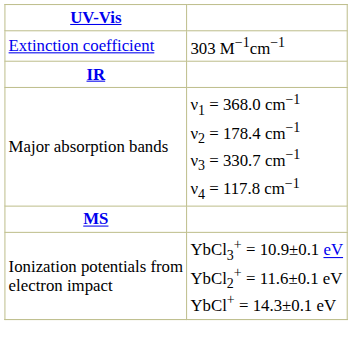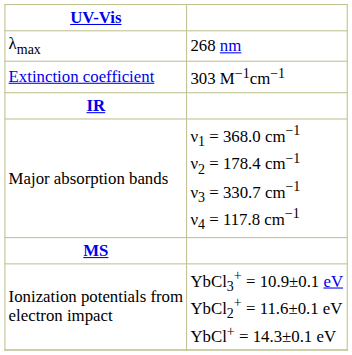+ row: (25, 46)
